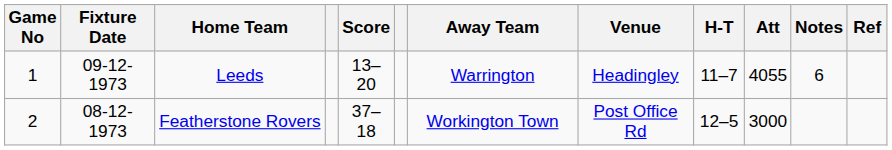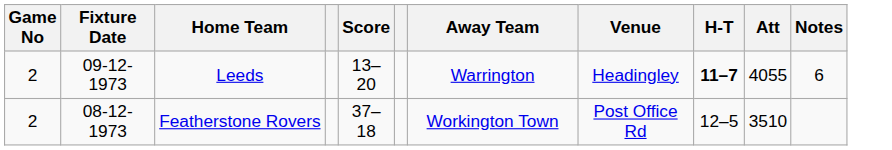- column: (867, 27)
(33, 74) 1 -> (33, 74) 2
(719, 74) normal -> (719, 74) bold
(768, 121) 3000 -> (768, 121) 3510
